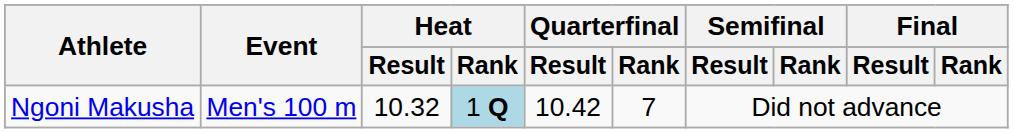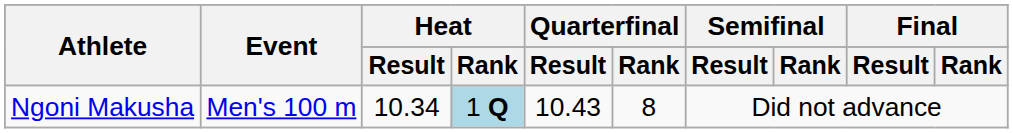(407, 107) 10.32 -> (407, 107) 10.34
(568, 107) 10.42 -> (568, 107) 10.43
(649, 107) 7 -> (649, 107) 8
